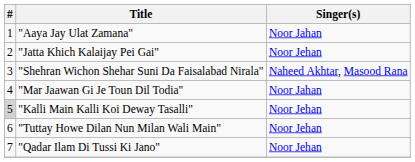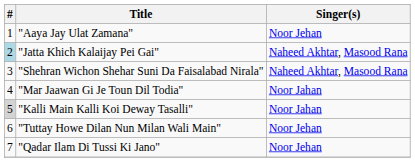(295, 33) Noor Jahan -> (295, 33) Noor Jehan
(10, 52) no background -> (10, 52) lightblue background
(295, 52) Noor Jehan -> (338, 52) Naheed Akhtar, Masood Rana
(295, 109) Noor Jehan -> (295, 109) Noor Jahan
